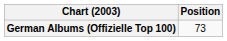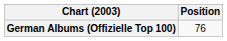(200, 28) 73 -> (200, 28) 76
